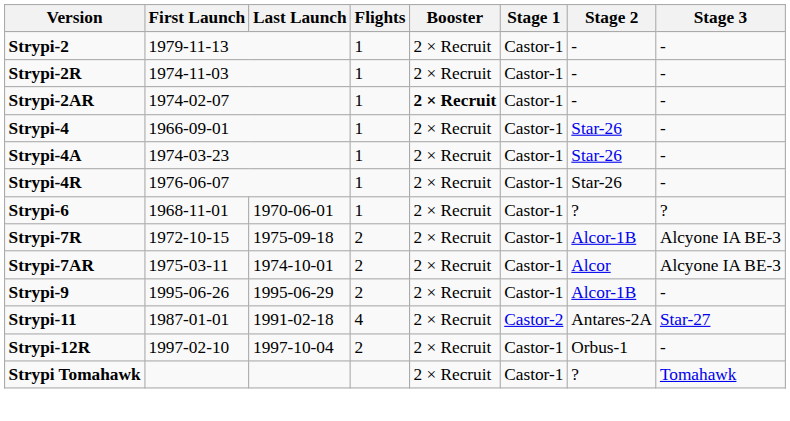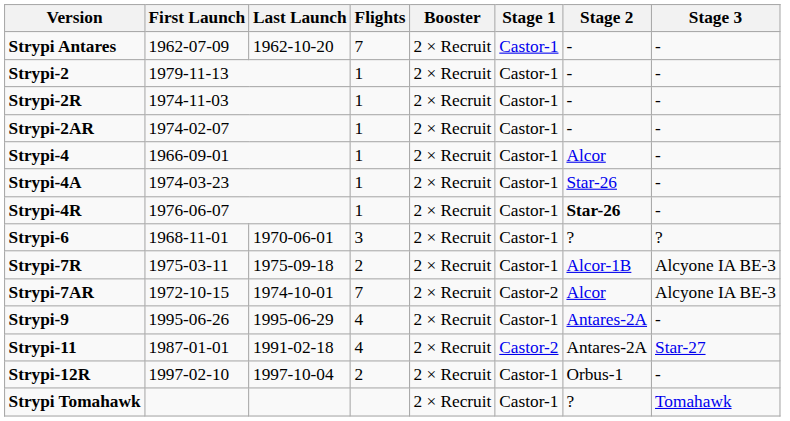+ row: (62, 45)
(455, 100) bold -> (452, 127) normal
(597, 127) Star-26 -> (586, 155) Alcor
(597, 182) normal -> (593, 210) bold
(359, 210) 1 -> (359, 237) 3
(189, 237) 1972-10-15 -> (189, 264) 1975-03-11
(189, 264) 1975-03-11 -> (189, 292) 1972-10-15
(359, 264) 2 -> (359, 292) 7
(534, 264) Castor-1 -> (529, 292) Castor-2
(359, 292) 2 -> (359, 319) 4
(604, 292) Alcor-1B -> (607, 319) Antares-2A
